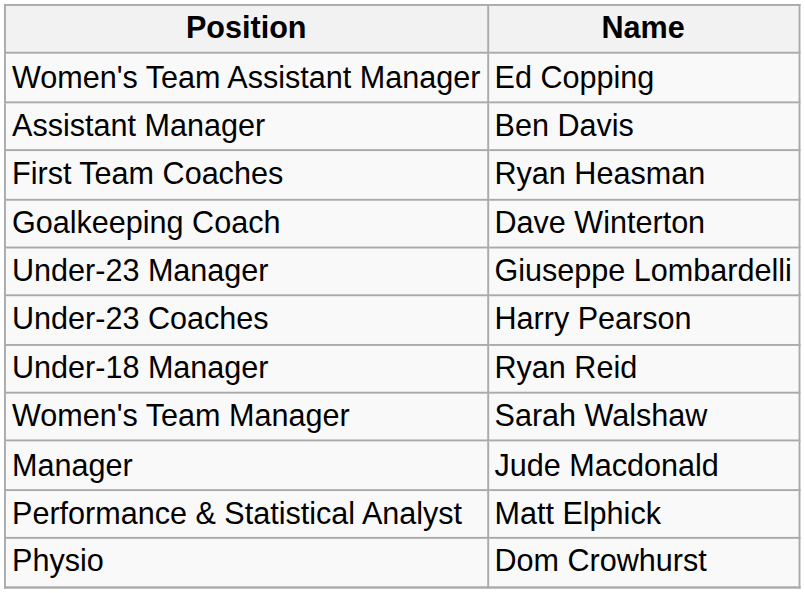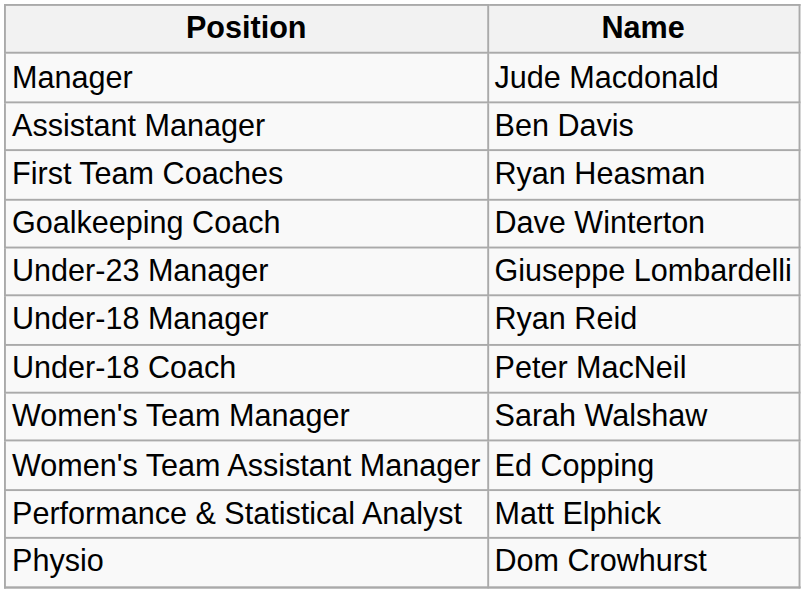rows swapped: (72, 464) <-> (246, 77)
- row: (140, 319)
+ row: (124, 367)
